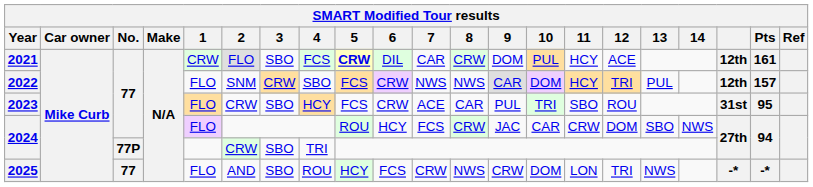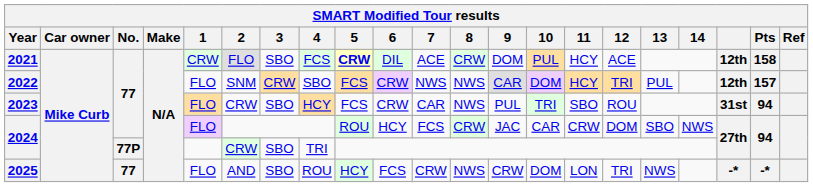(431, 60) CAR -> (431, 60) ACE
(765, 60) 161 -> (765, 60) 158
(431, 104) ACE -> (431, 104) CAR
(469, 104) CAR -> (469, 104) NWS
(765, 104) 95 -> (765, 104) 94
